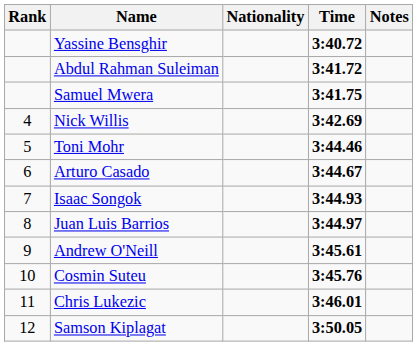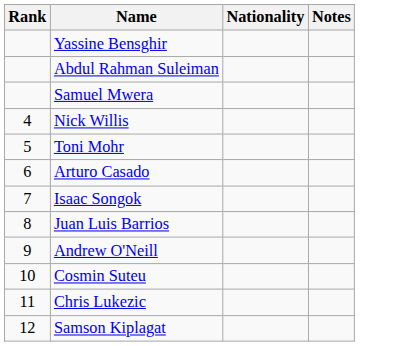- column: (337, 17)
